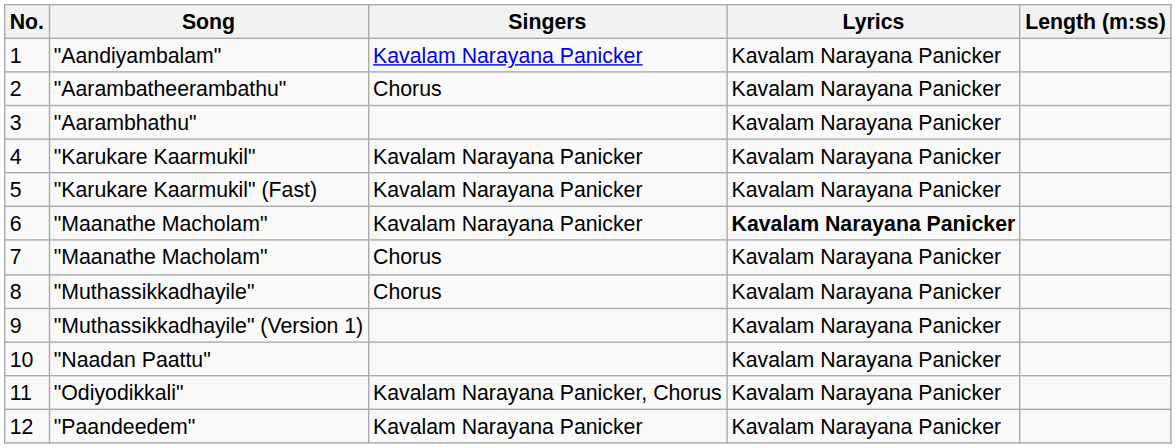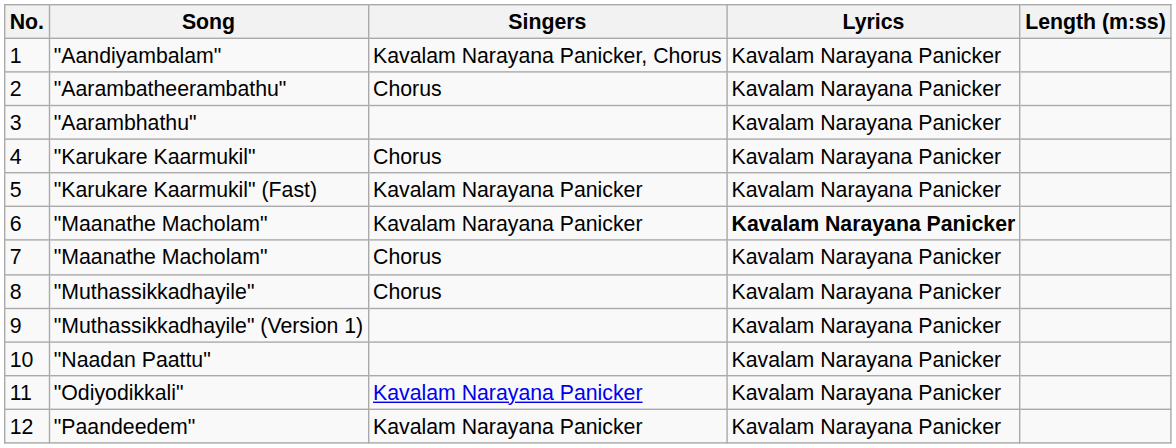(508, 55) Kavalam Narayana Panicker -> (547, 55) Kavalam Narayana Panicker, Chorus
(508, 156) Kavalam Narayana Panicker -> (407, 156) Chorus
(547, 392) Kavalam Narayana Panicker, Chorus -> (508, 392) Kavalam Narayana Panicker
